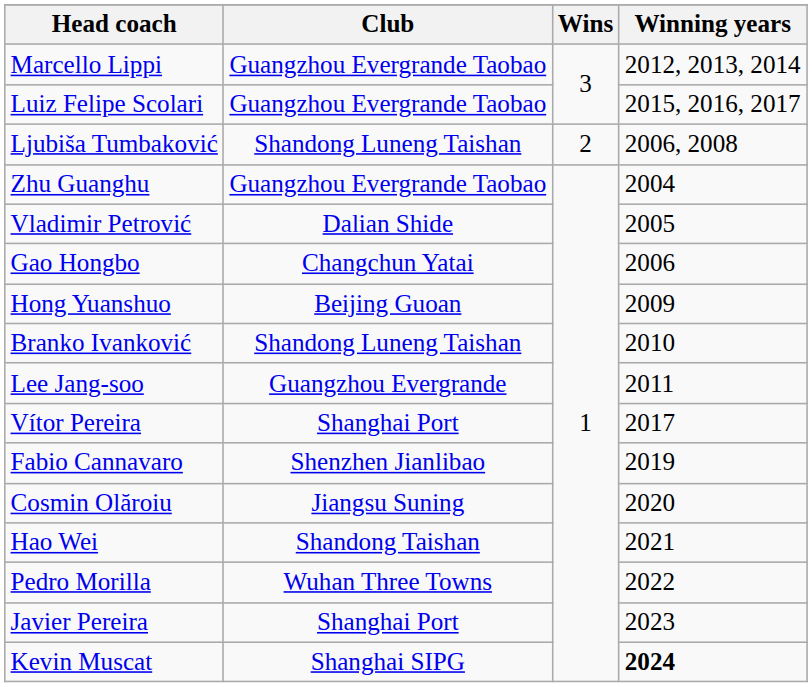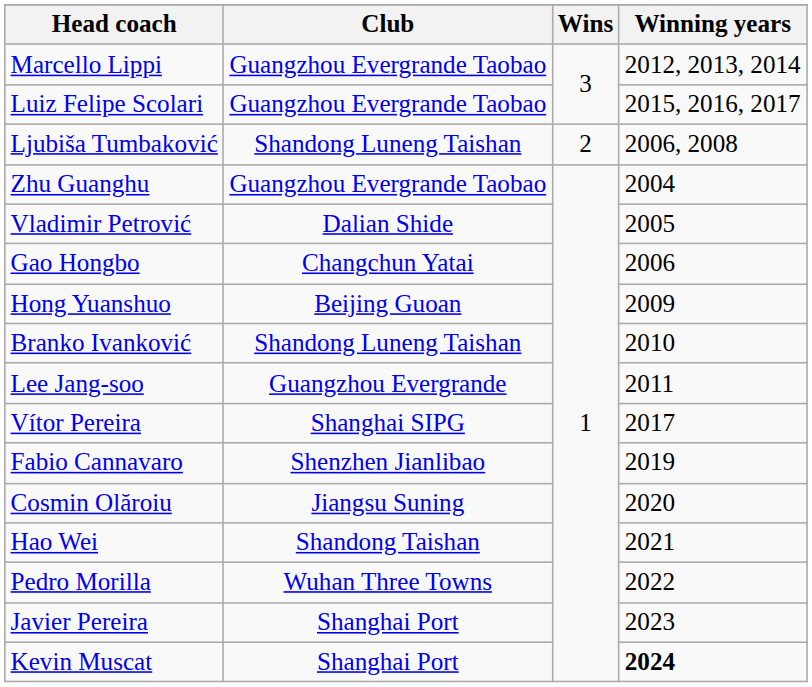(388, 422) Shanghai Port -> (388, 422) Shanghai SIPG
(388, 661) Shanghai SIPG -> (388, 661) Shanghai Port
